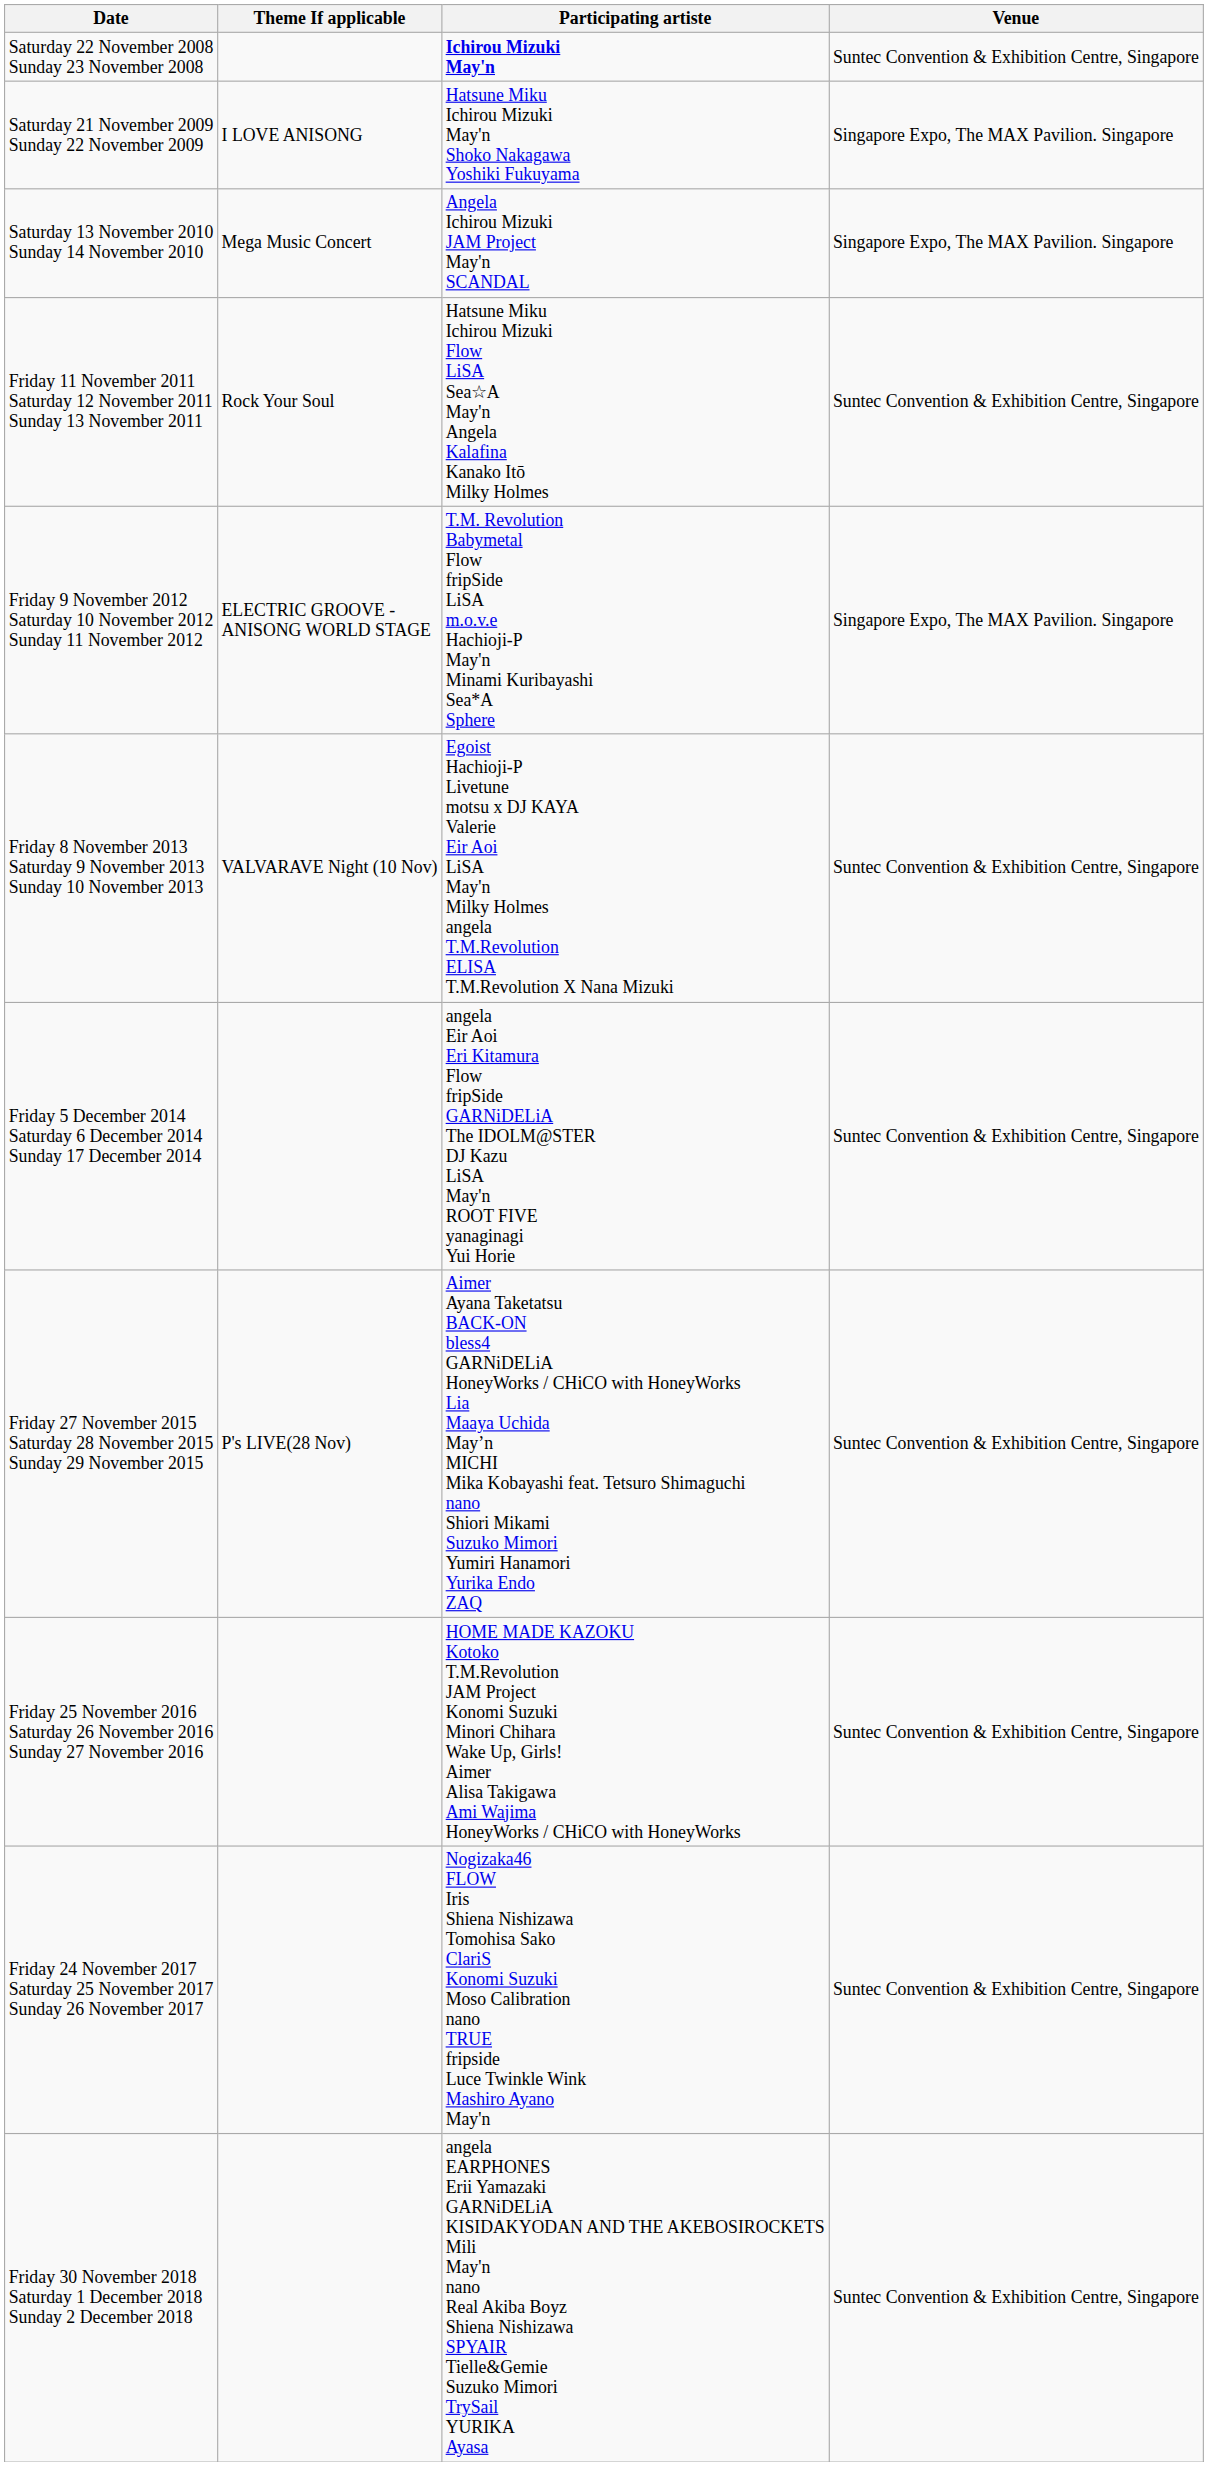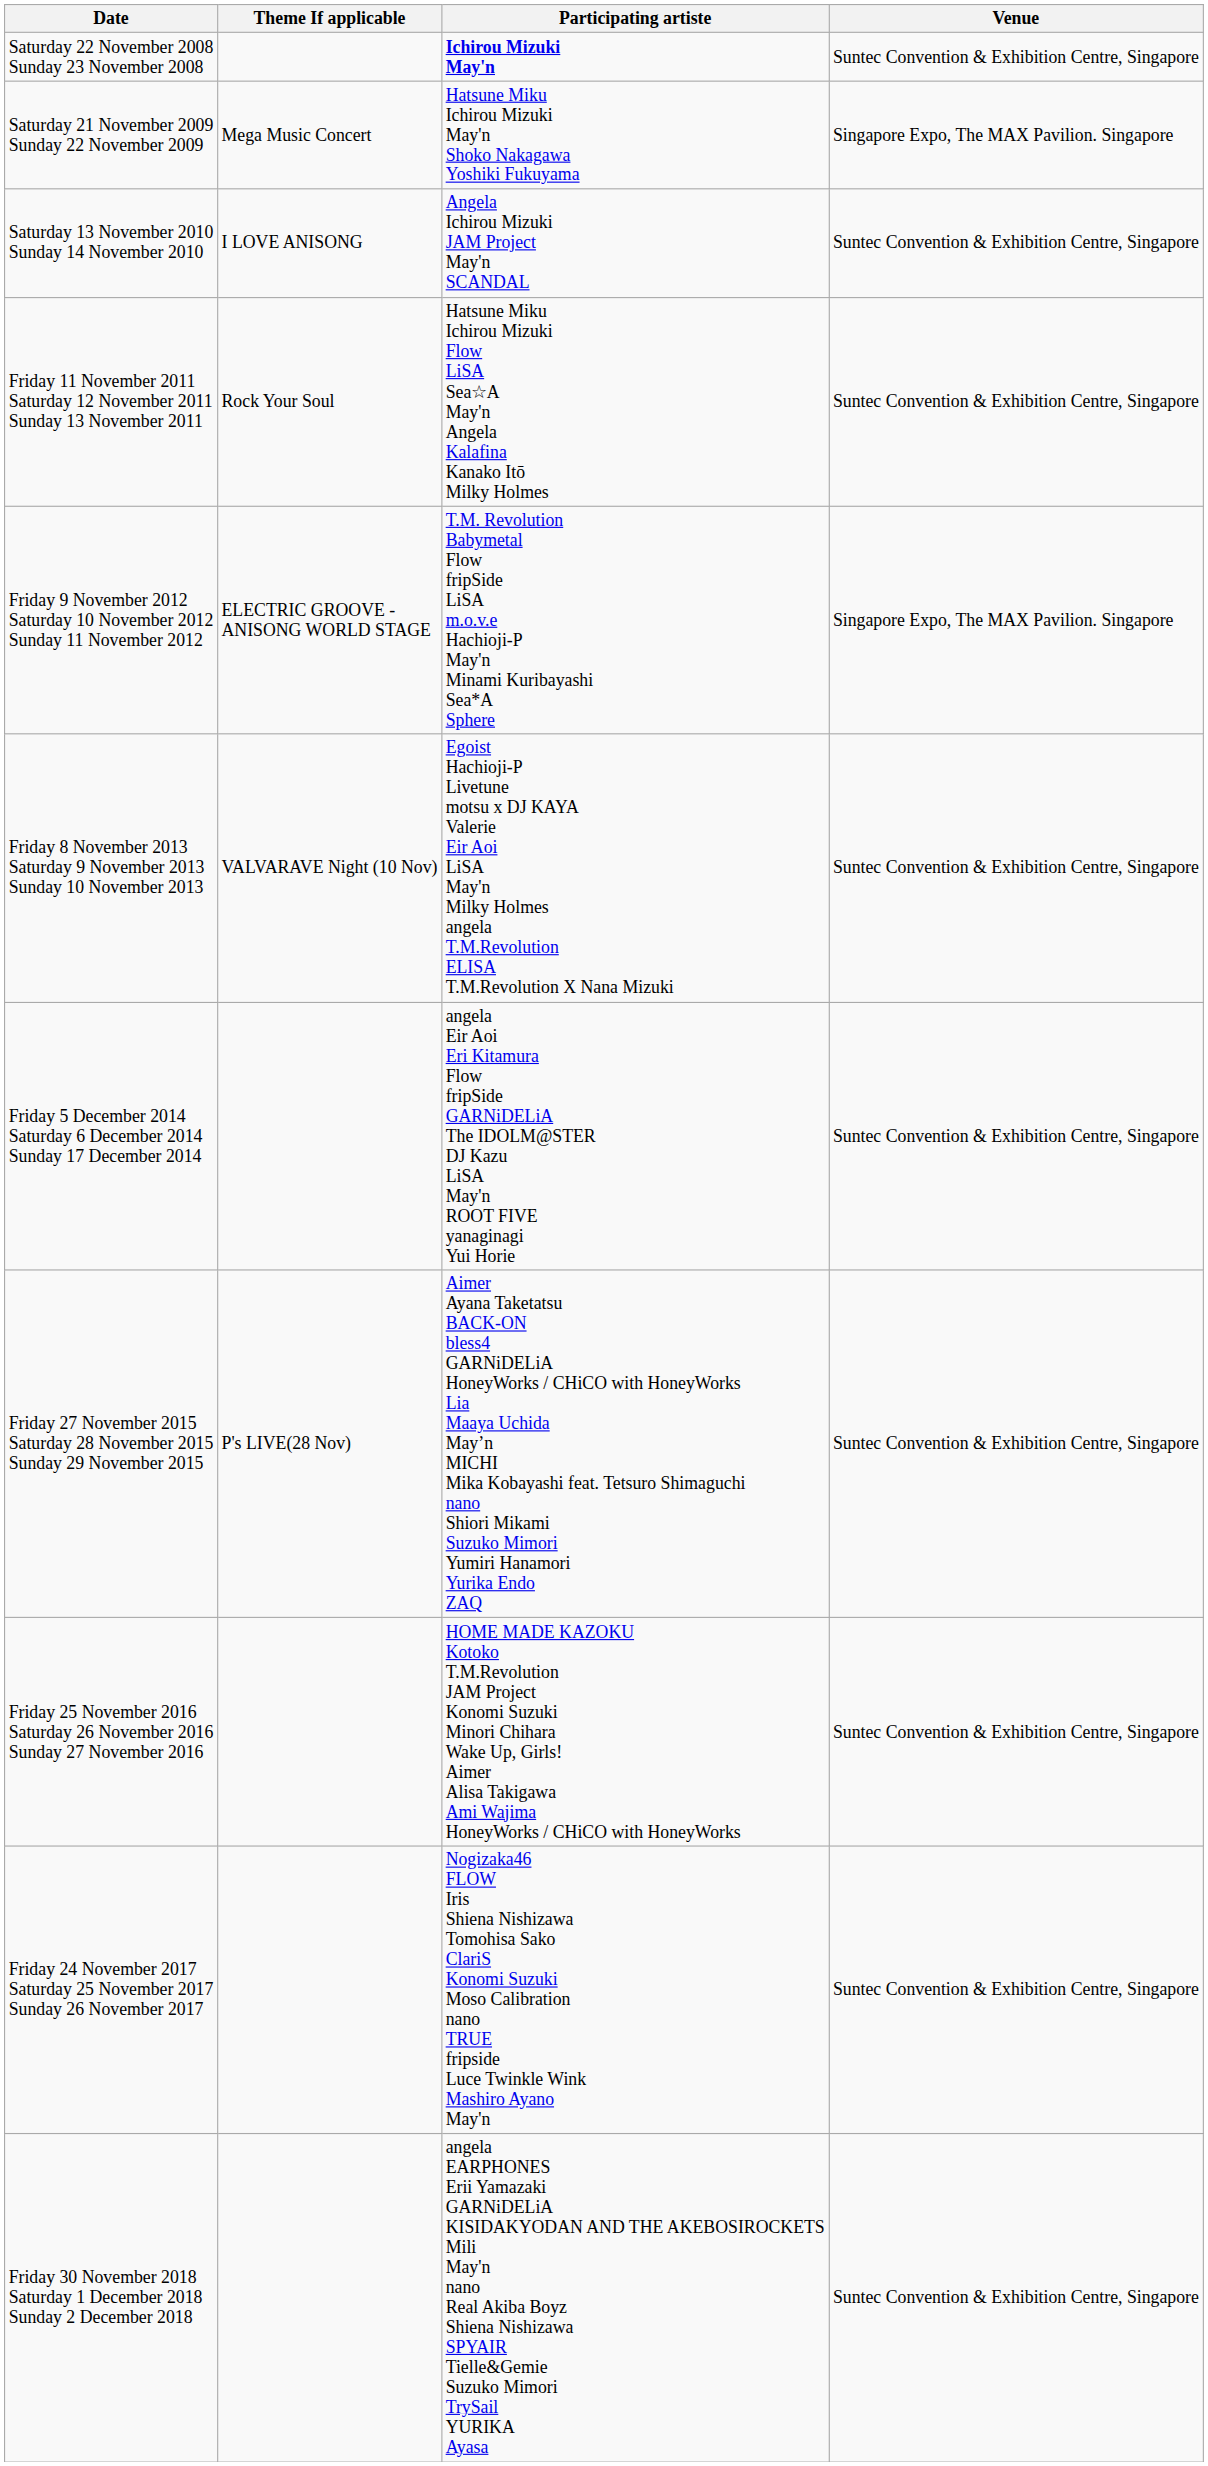(292, 134) I LOVE ANISONG -> (296, 134) Mega Music Concert
(296, 242) Mega Music Concert -> (292, 242) I LOVE ANISONG
(1003, 242) Singapore Expo, The MAX Pavilion. Singapore -> (1016, 242) Suntec Convention & Exhibition Centre, Singapore
